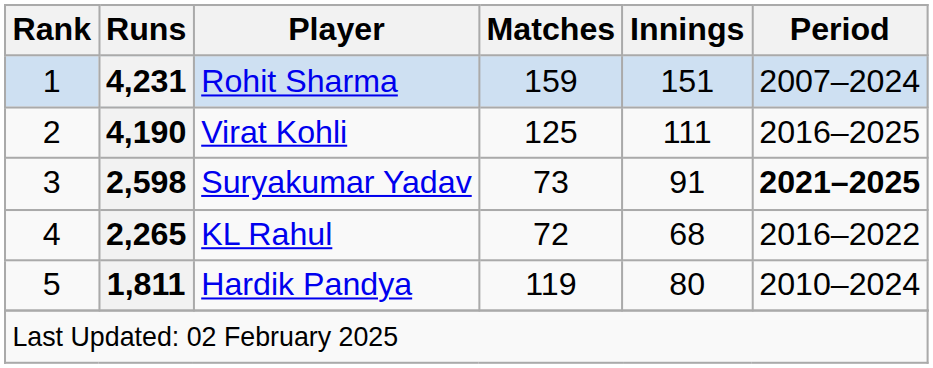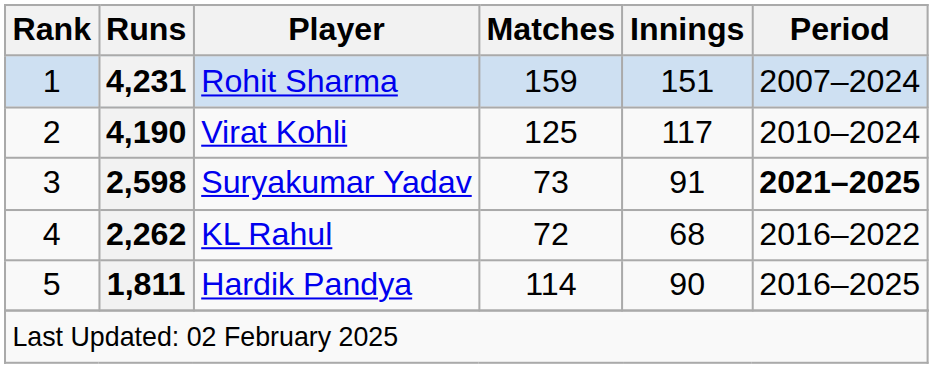(687, 132) 111 -> (687, 132) 117
(840, 132) 2016–2025 -> (840, 132) 2010–2024
(146, 234) 2,265 -> (146, 234) 2,262
(551, 285) 119 -> (551, 285) 114
(687, 285) 80 -> (687, 285) 90
(840, 285) 2010–2024 -> (840, 285) 2016–2025
